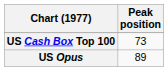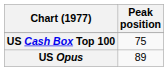(141, 41) 73 -> (141, 41) 75
